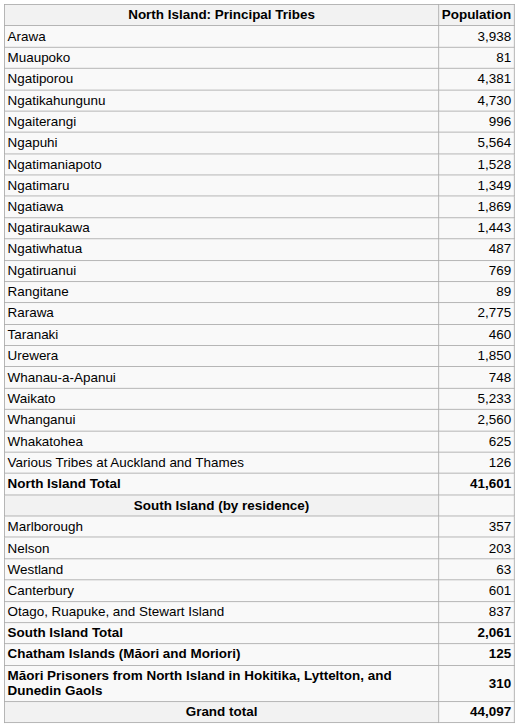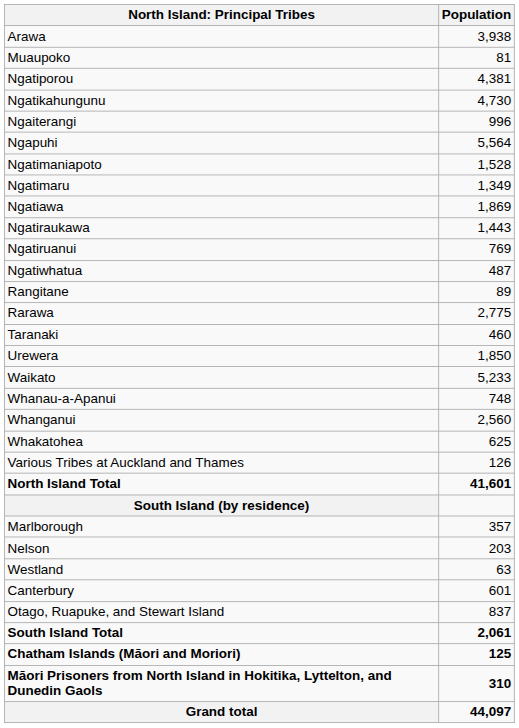rows swapped: (42, 270) <-> (45, 249)
rows swapped: (32, 398) <-> (62, 377)
